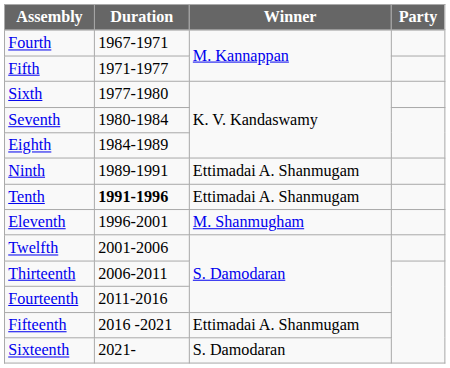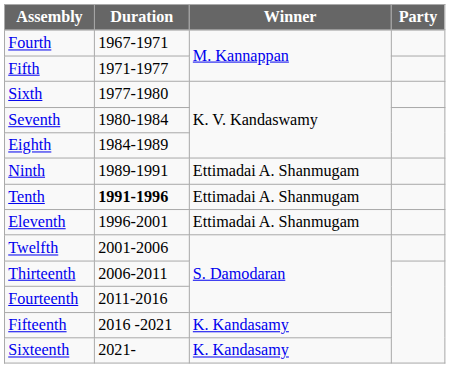(249, 222) M. Shanmugham -> (276, 222) Ettimadai A. Shanmugam
(276, 324) Ettimadai A. Shanmugam -> (241, 324) K. Kandasamy
(239, 350) S. Damodaran -> (241, 350) K. Kandasamy
